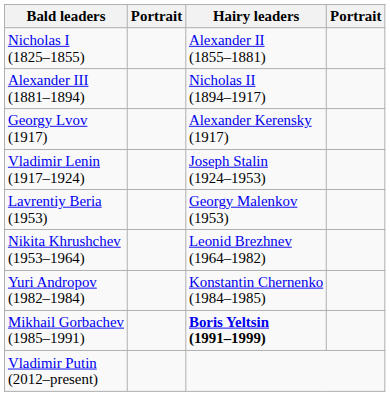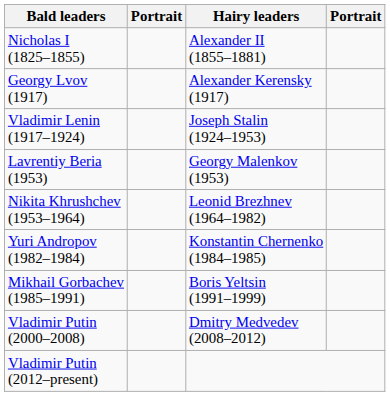- row: (48, 88)
(229, 330) bold -> (227, 290) normal
+ row: (52, 330)
